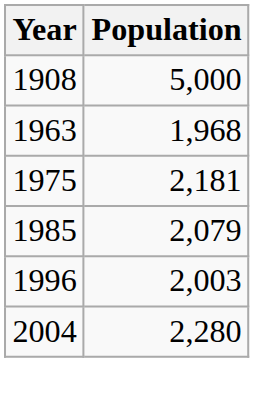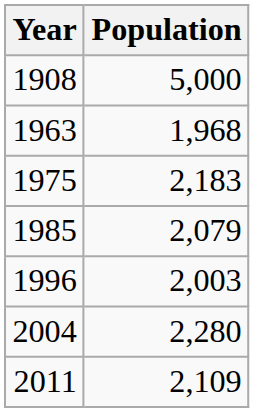(206, 180) 2,181 -> (206, 180) 2,183
+ row: (45, 381)
